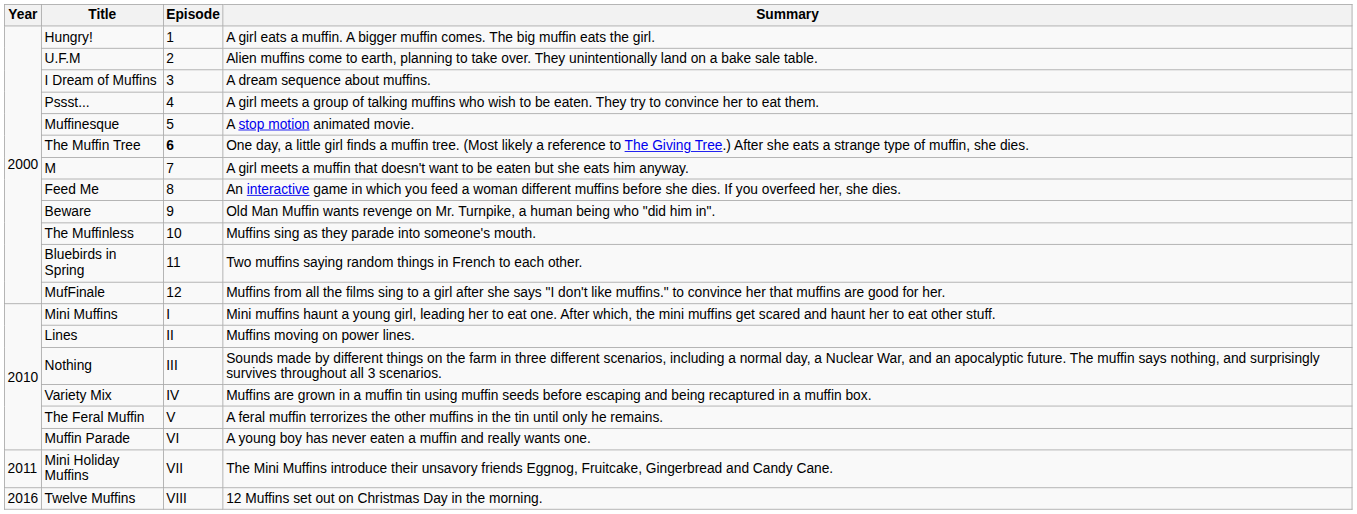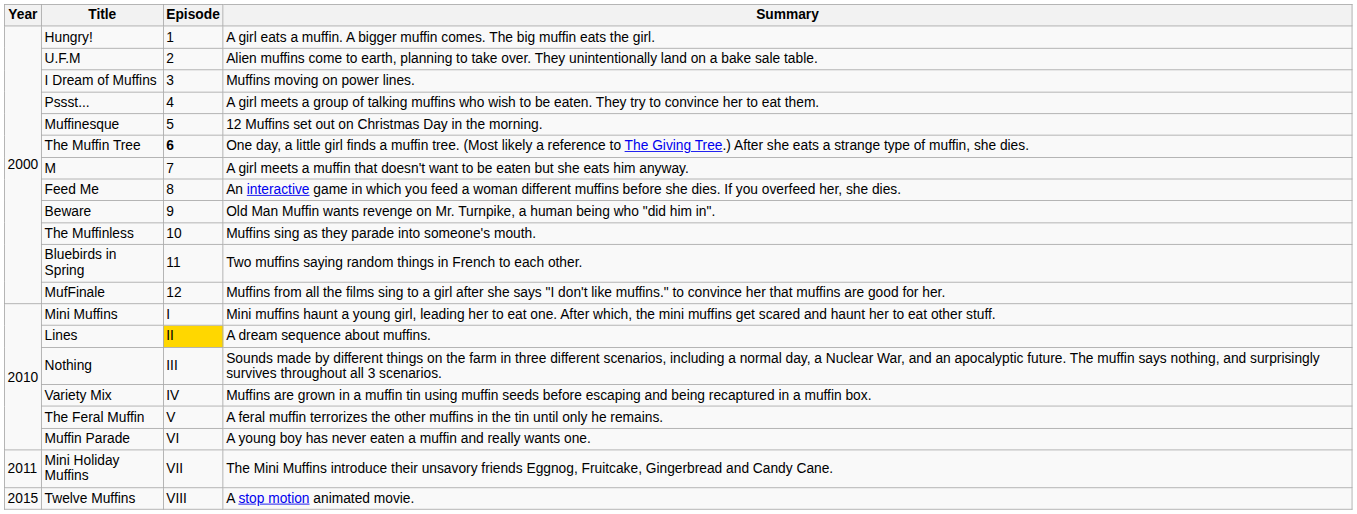(329, 80) A dream sequence about muffins. -> (320, 80) Muffins moving on power lines.
(320, 124) A stop motion animated movie. -> (384, 124) 12 Muffins set out on Christmas Day in the morning.
(170, 336) no background -> (170, 336) gold background
(320, 336) Muffins moving on power lines. -> (329, 336) A dream sequence about muffins.
(23, 498) 2016 -> (23, 498) 2015
(384, 498) 12 Muffins set out on Christmas Day in the morning. -> (320, 498) A stop motion animated movie.
